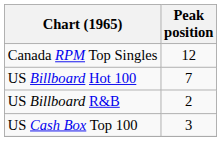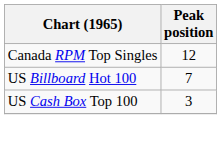- row: (64, 101)
